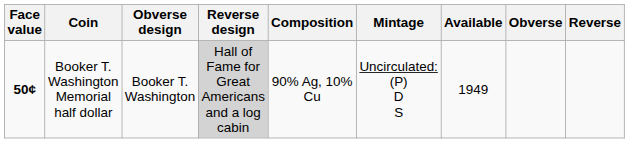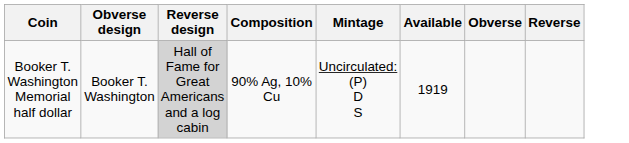- column: (25, 22)
(473, 89) 1949 -> (433, 89) 1919
